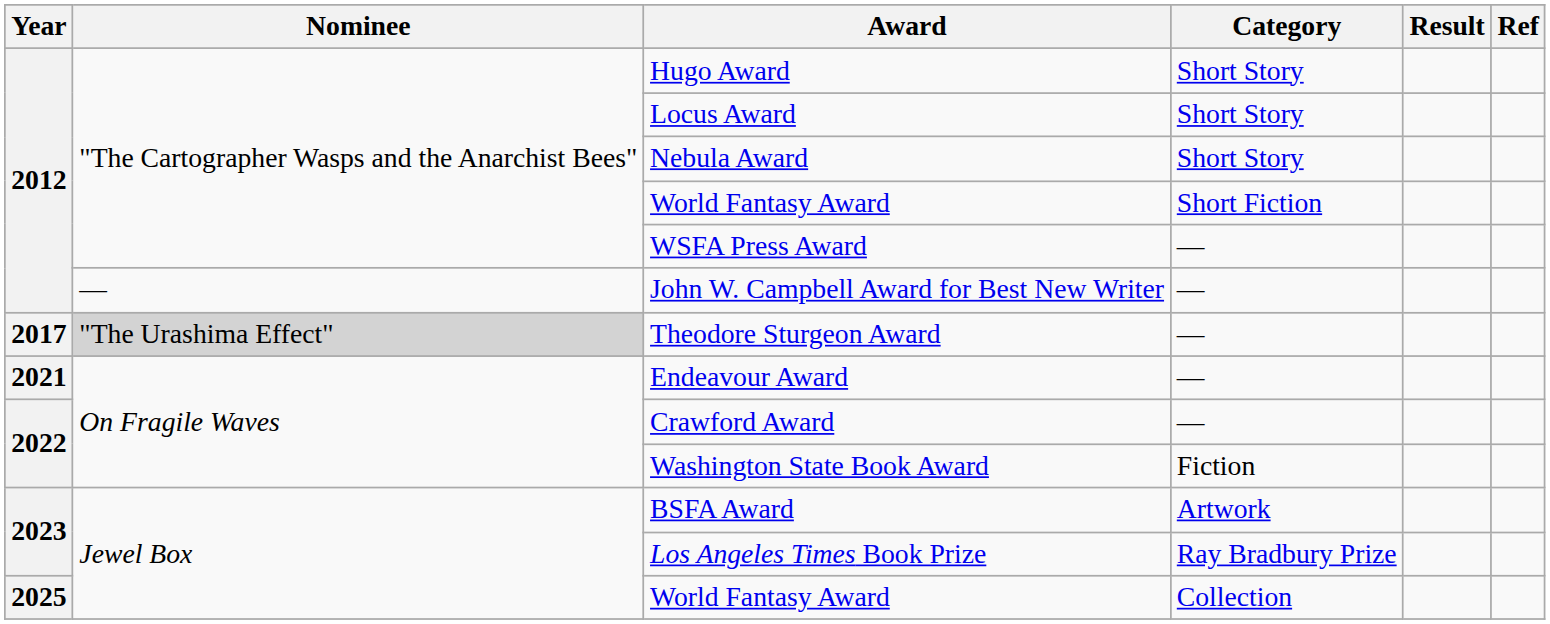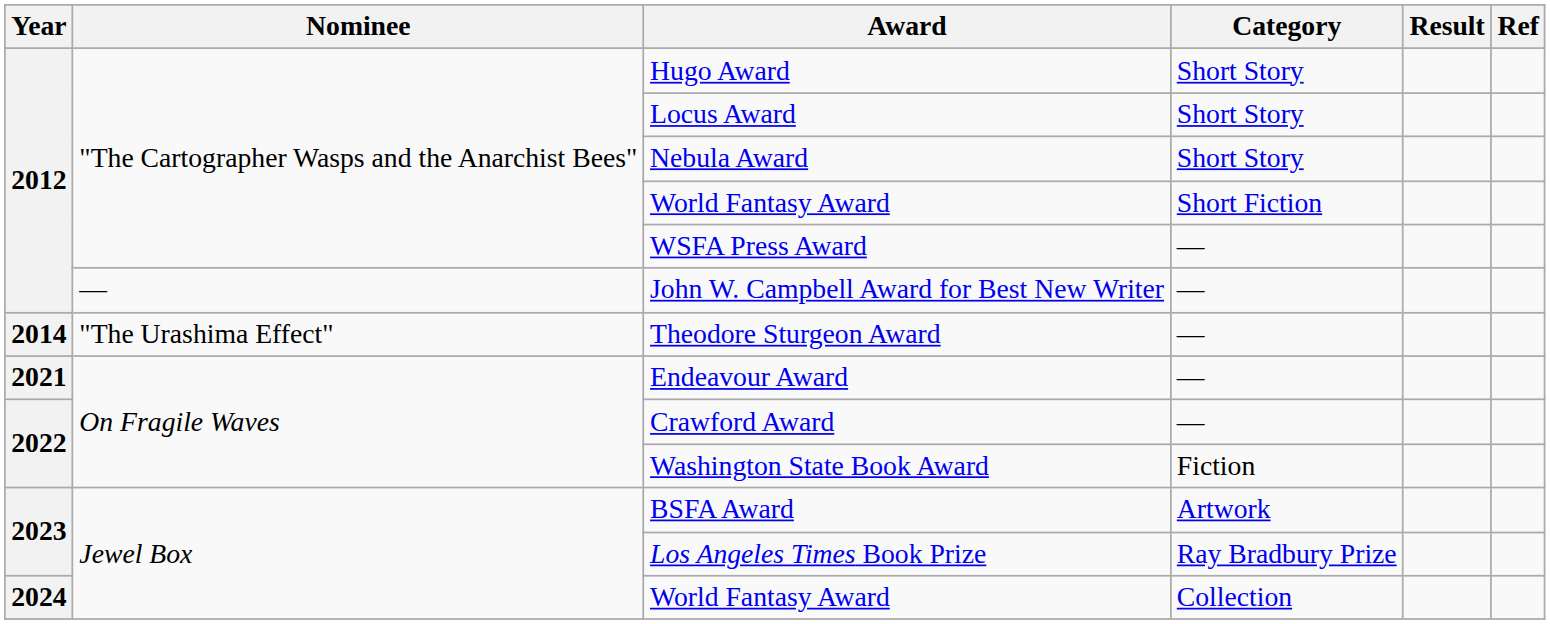(39, 333) 2017 -> (39, 333) 2014
(206, 333) lightgrey background -> (206, 333) no background
(39, 597) 2025 -> (39, 597) 2024
